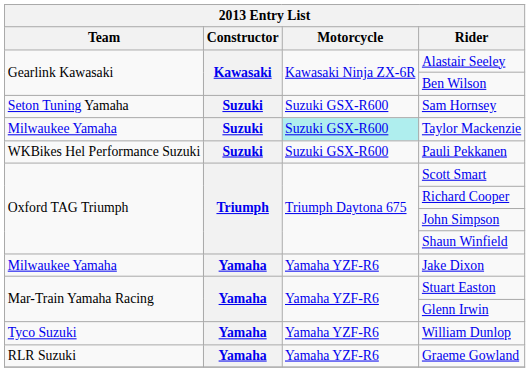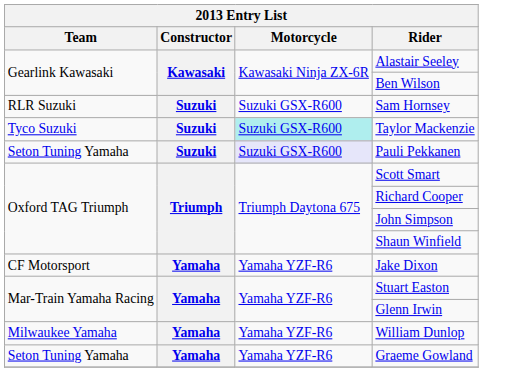(68, 106) Seton Tuning Yamaha -> (42, 106) RLR Suzuki
(62, 128) Milwaukee Yamaha -> (42, 128) Tyco Suzuki
(104, 151) WKBikes Hel Performance Suzuki -> (68, 151) Seton Tuning Yamaha
(337, 151) no background -> (290, 151) lavender background
(62, 264) Milwaukee Yamaha -> (49, 264) CF Motorsport
(42, 332) Tyco Suzuki -> (62, 332) Milwaukee Yamaha
(42, 355) RLR Suzuki -> (68, 355) Seton Tuning Yamaha
